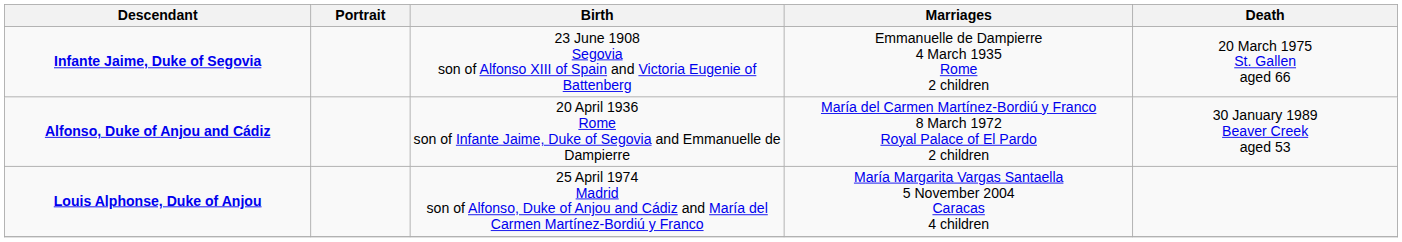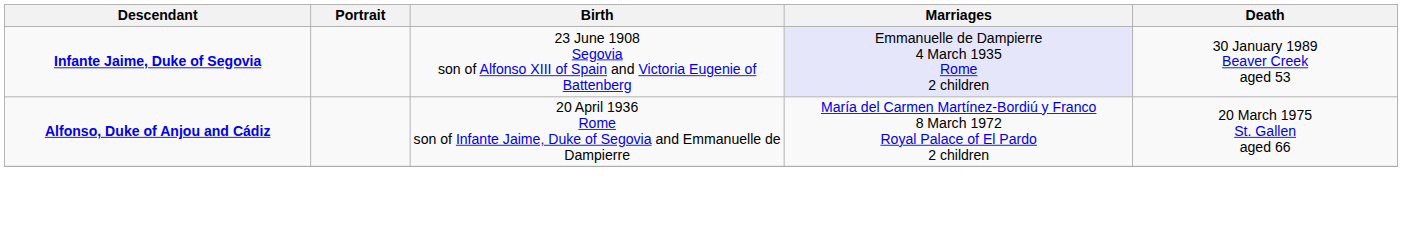(959, 61) no background -> (959, 61) lavender background
(1265, 61) 20 March 1975 St. Gallen aged 66 -> (1265, 61) 30 January 1989 Beaver Creek aged 53
(1265, 131) 30 January 1989 Beaver Creek aged 53 -> (1265, 131) 20 March 1975 St. Gallen aged 66
- row: (158, 201)
